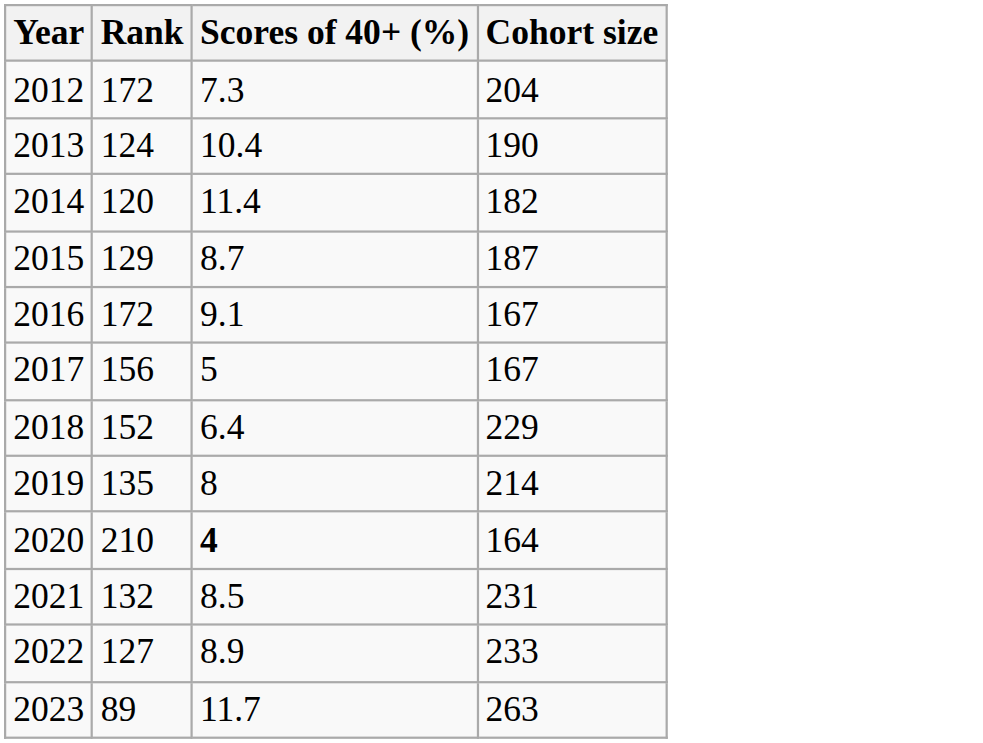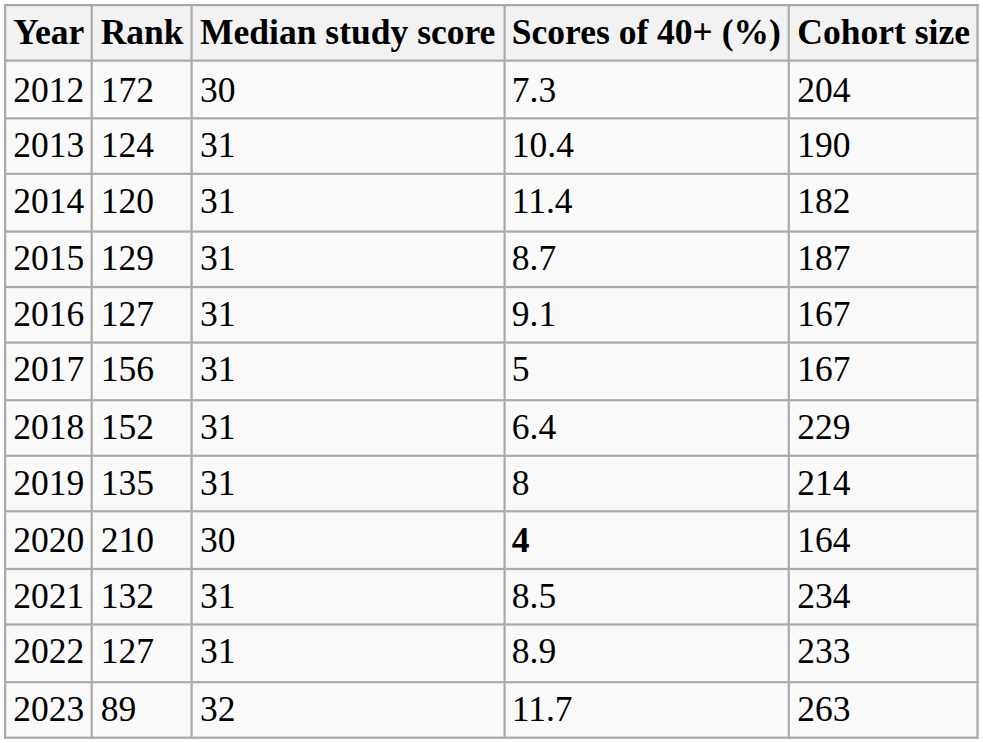+ column: (348, 32)
(127, 314) 172 -> (127, 314) 127
(512, 595) 231 -> (824, 595) 234
